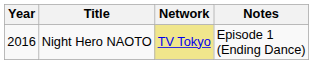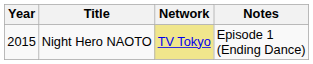(22, 42) 2016 -> (22, 42) 2015
